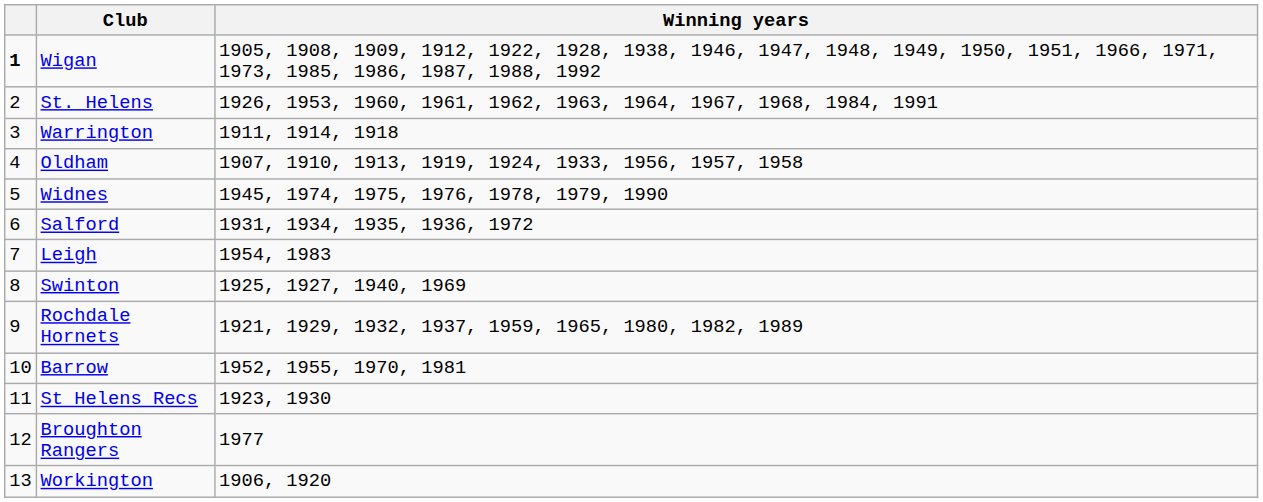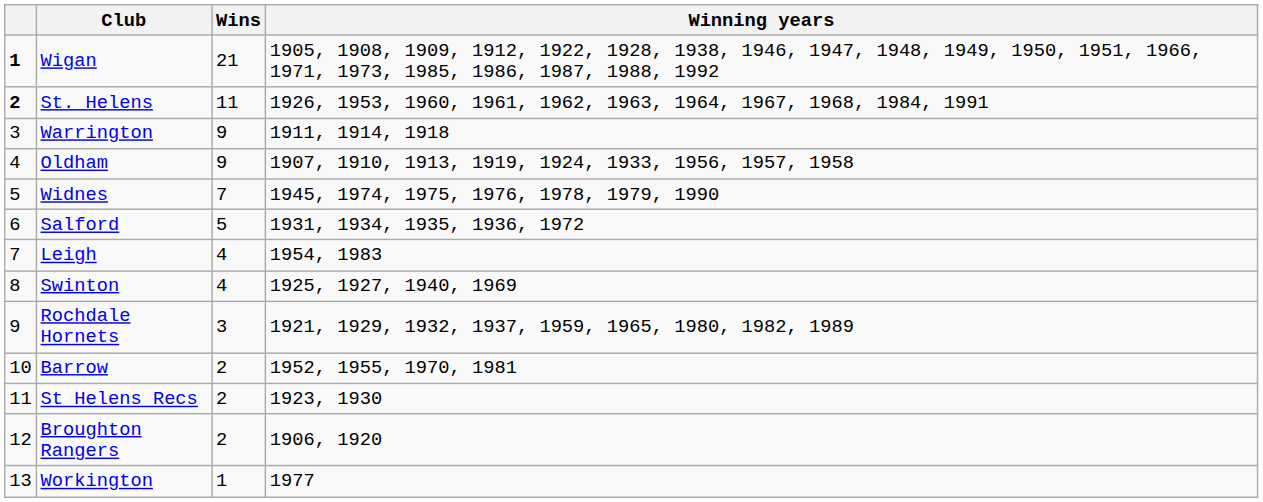+ column: (238, 20)
(15, 103) normal -> (15, 103) bold
(241, 440) 1977 -> (326, 440) 1906, 1920
(275, 481) 1906, 1920 -> (292, 481) 1977
